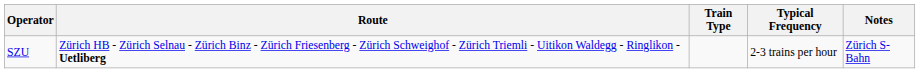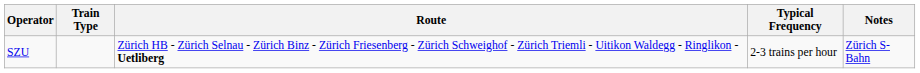columns swapped: (718, 20) <-> (373, 20)
